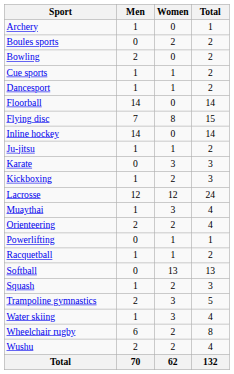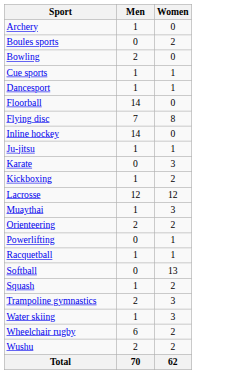- column: (210, 12)
